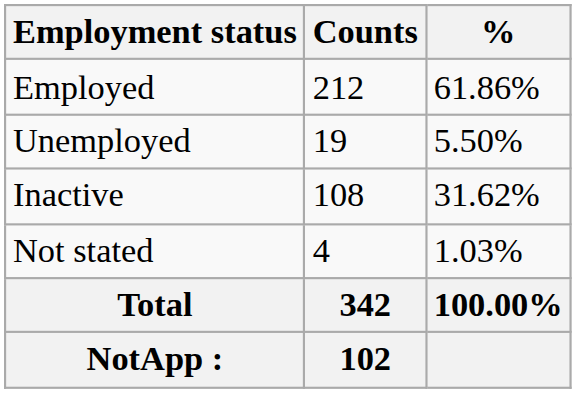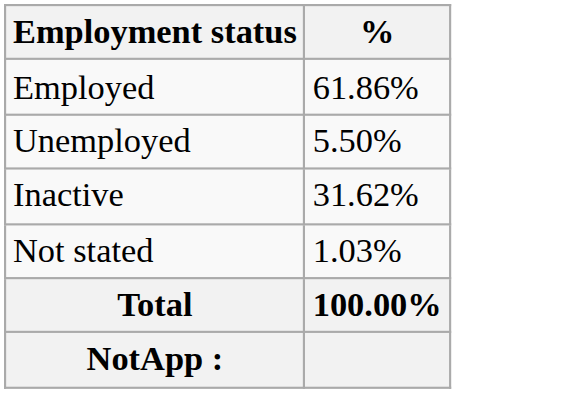- column: (365, 31)
